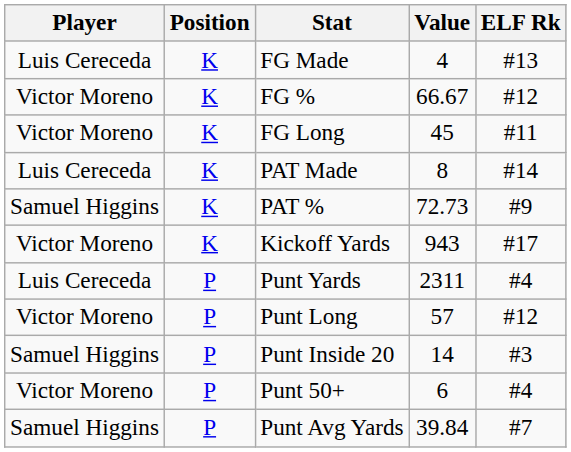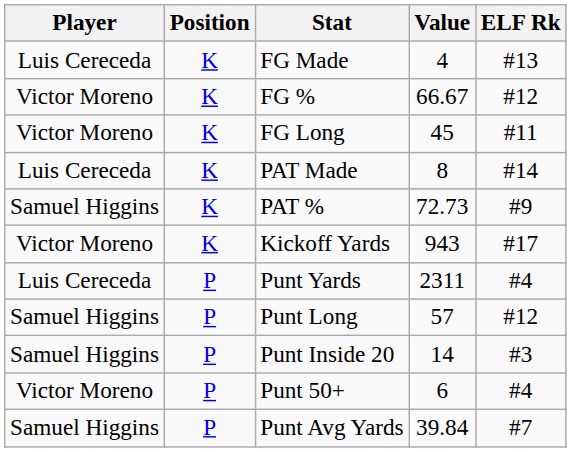(85, 317) Victor Moreno -> (85, 317) Samuel Higgins
